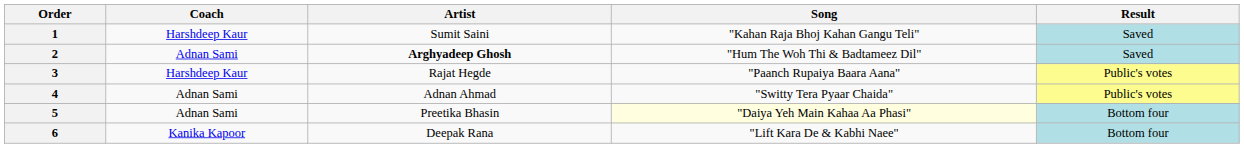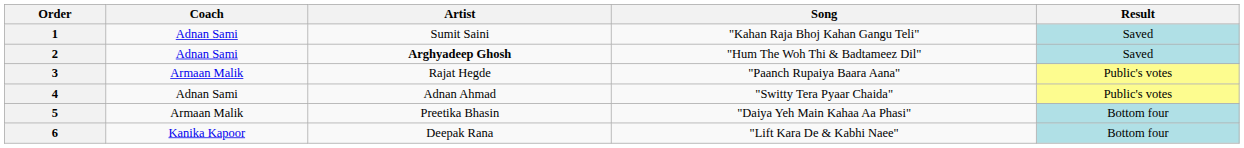(207, 34) Harshdeep Kaur -> (207, 34) Adnan Sami
(207, 73) Harshdeep Kaur -> (207, 73) Armaan Malik
(207, 113) Adnan Sami -> (207, 113) Armaan Malik
(824, 113) lightyellow background -> (824, 113) no background
